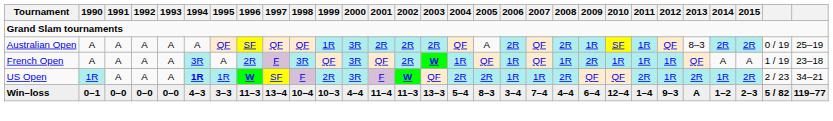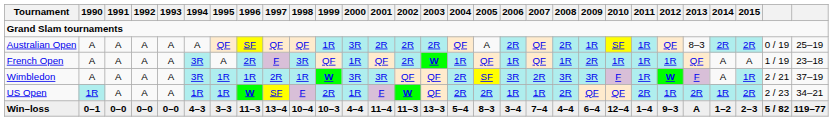(355, 60) 3R -> (355, 60) 1R
+ row: (31, 77)
(197, 77) bold -> (197, 93) normal
(355, 77) 3R -> (355, 93) 1R
